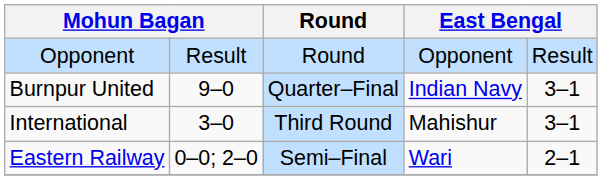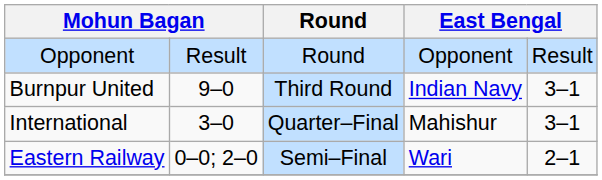(333, 89) Quarter–Final -> (333, 89) Third Round
(333, 123) Third Round -> (333, 123) Quarter–Final
